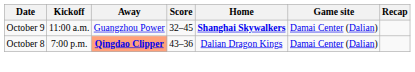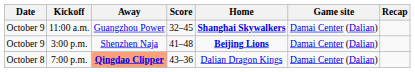+ row: (69, 44)
